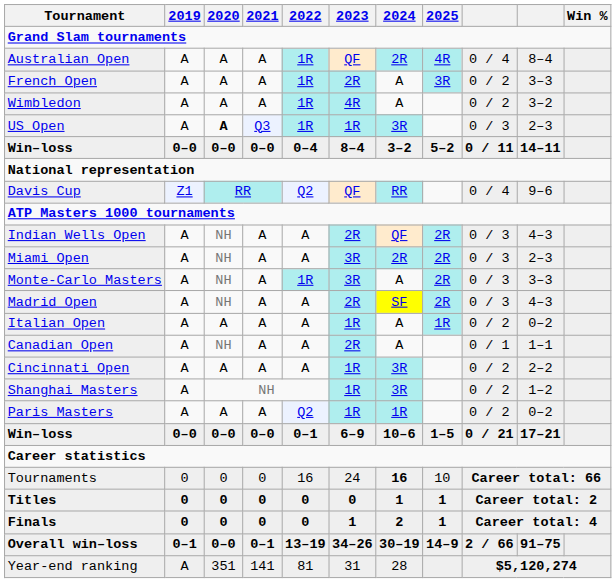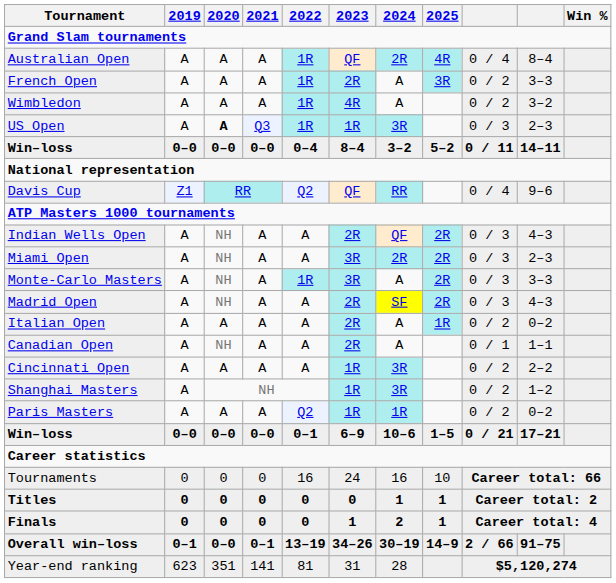(352, 324) 1R -> (352, 324) 2R
(399, 478) bold -> (399, 478) normal
(185, 566) A -> (185, 566) 623
